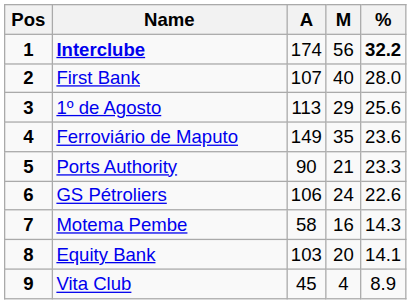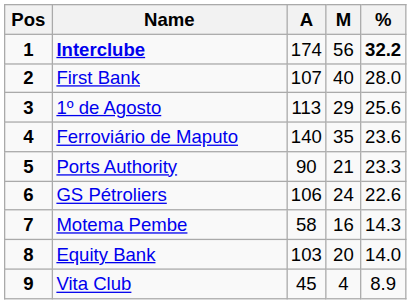(306, 137) 149 -> (306, 137) 140
(383, 254) 14.1 -> (383, 254) 14.0
